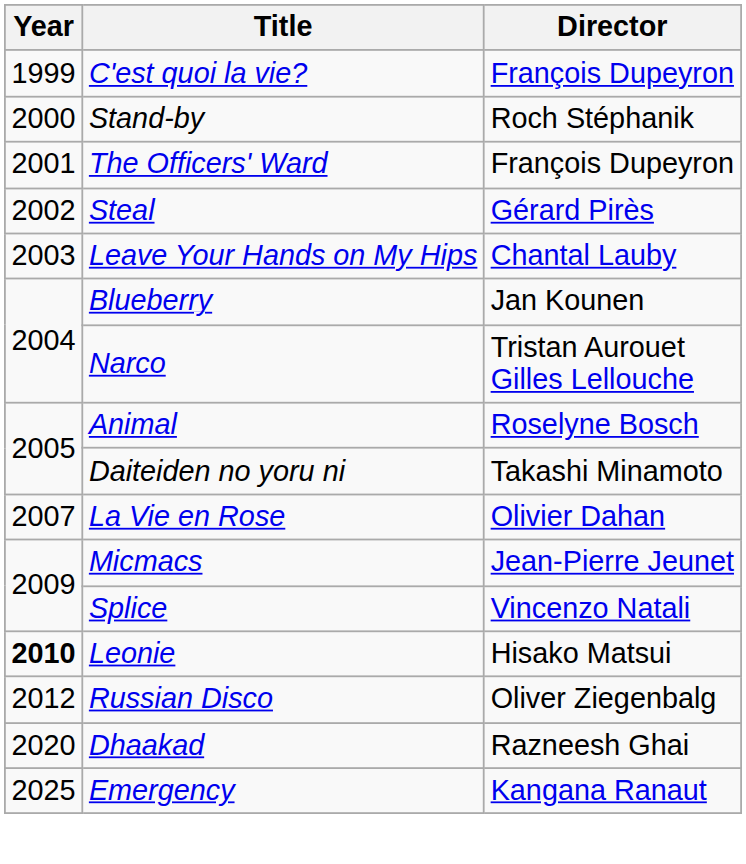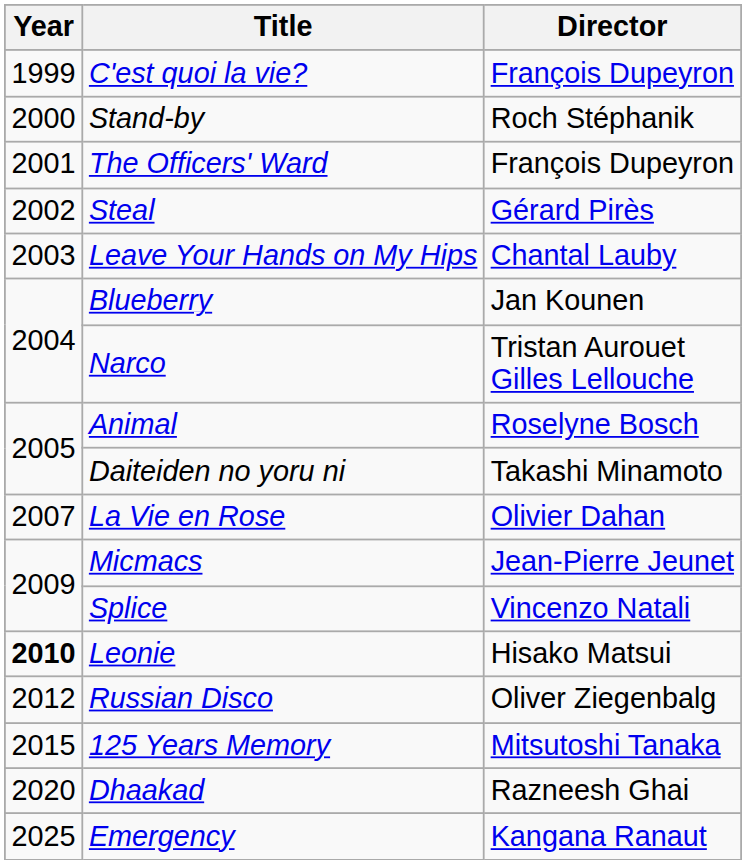+ row: (209, 744)
